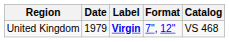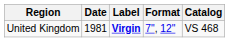(96, 28) 1979 -> (96, 28) 1981
